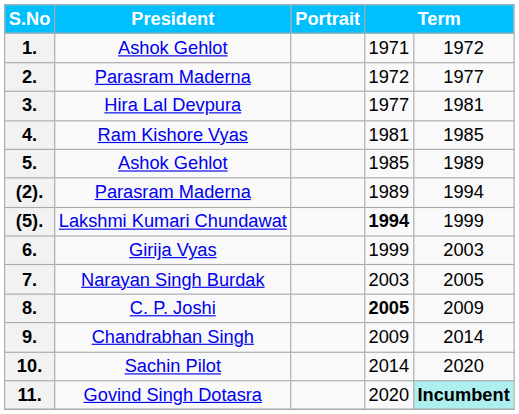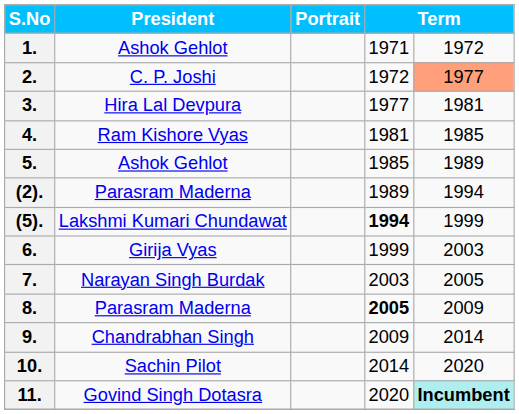(173, 76) Parasram Maderna -> (173, 76) C. P. Joshi
(464, 76) no background -> (464, 76) lightsalmon background
(173, 308) C. P. Joshi -> (173, 308) Parasram Maderna
